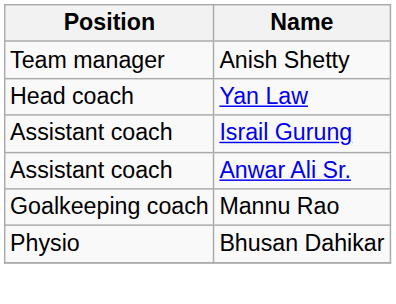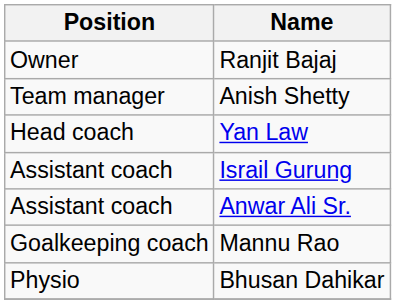+ row: (278, 59)
